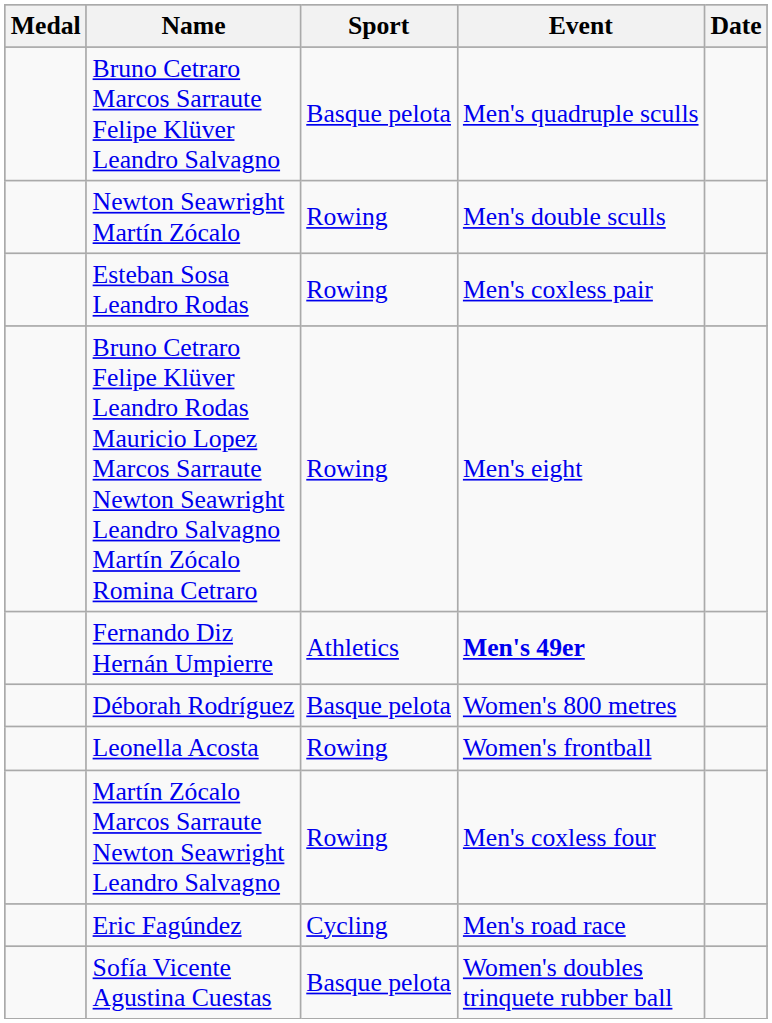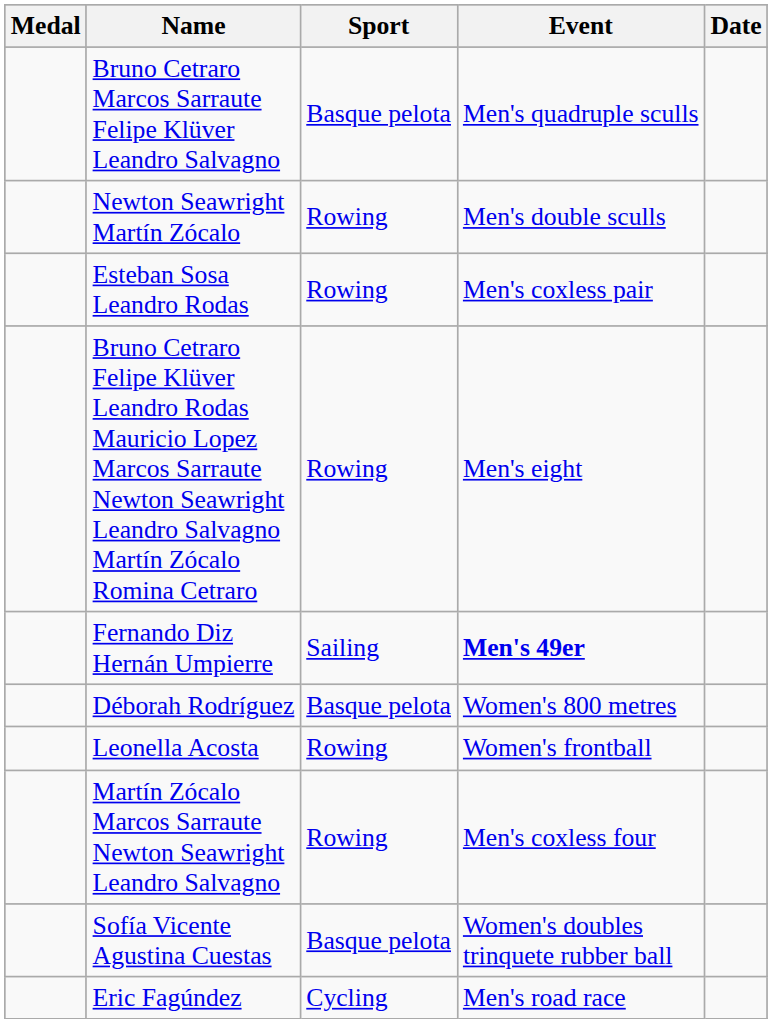(353, 648) Athletics -> (343, 648) Sailing
rows swapped: (167, 924) <-> (182, 981)
